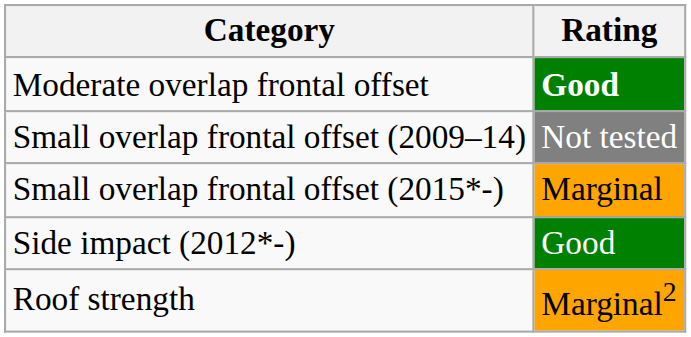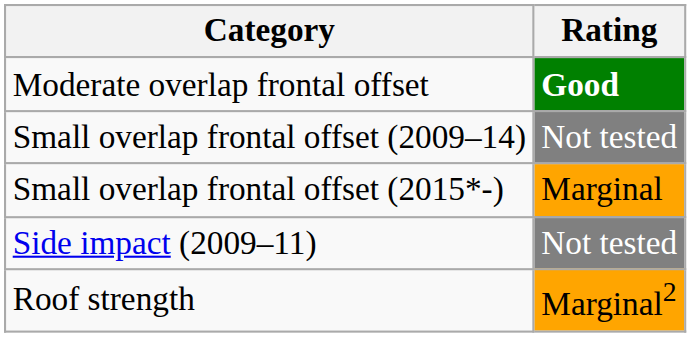+ row: (165, 242)
- row: (154, 242)
